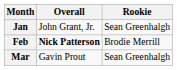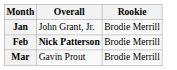(137, 27) Sean Greenhalgh -> (132, 27) Brodie Merrill
(137, 57) Sean Greenhalgh -> (132, 57) Brodie Merrill
